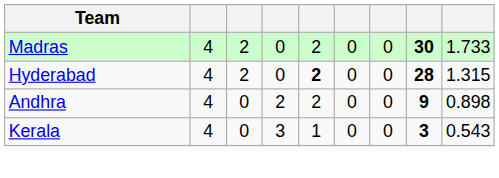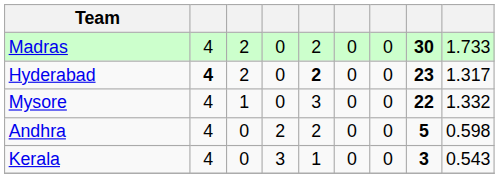(208, 74) normal -> (208, 74) bold
(424, 74) 28 -> (424, 74) 23
(468, 74) 1.315 -> (468, 74) 1.317
+ row: (38, 103)
(424, 103) 9 -> (424, 131) 5
(468, 103) 0.898 -> (468, 131) 0.598
